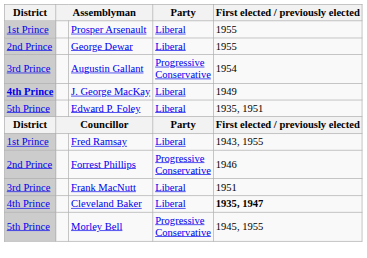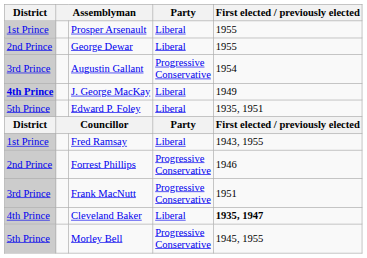(170, 187) Liberal -> (183, 193) Progressive Conservative
